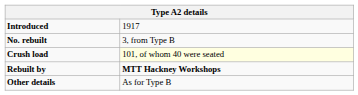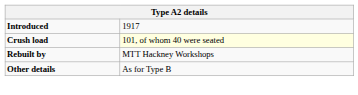- row: (27, 40)
(171, 68) bold -> (168, 54) normal
